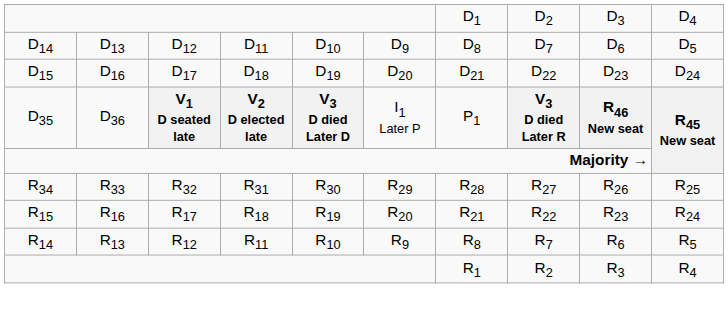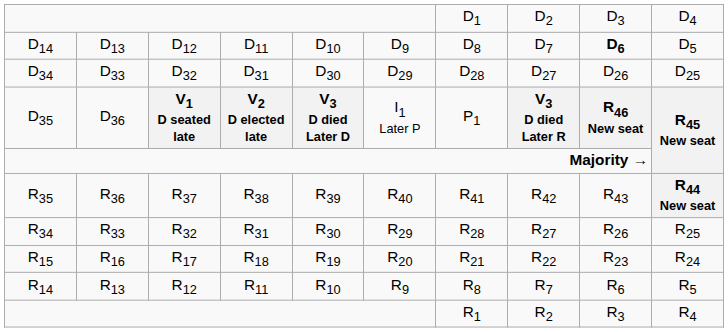(616, 46) normal -> (616, 46) bold
- row: (40, 73)
+ row: (40, 73)
+ row: (40, 195)
